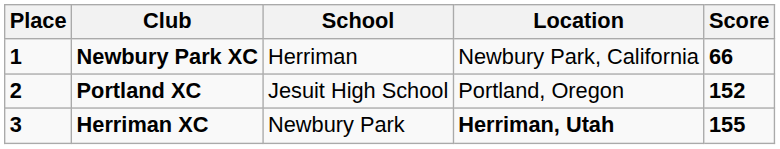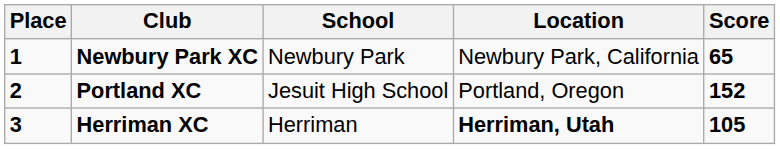(313, 56) Herriman -> (336, 56) Newbury Park
(721, 56) 66 -> (721, 56) 65
(336, 125) Newbury Park -> (313, 125) Herriman
(727, 125) 155 -> (727, 125) 105
